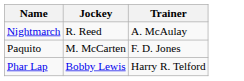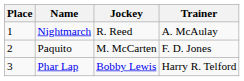+ column: (20, 13)
